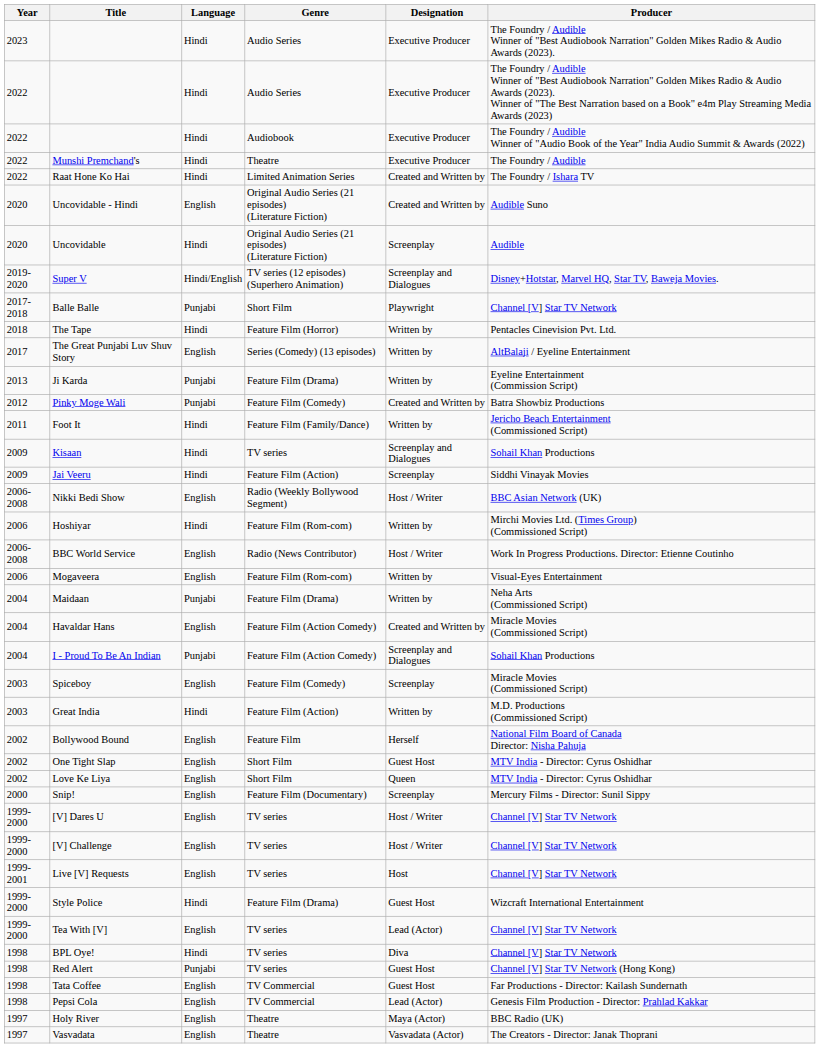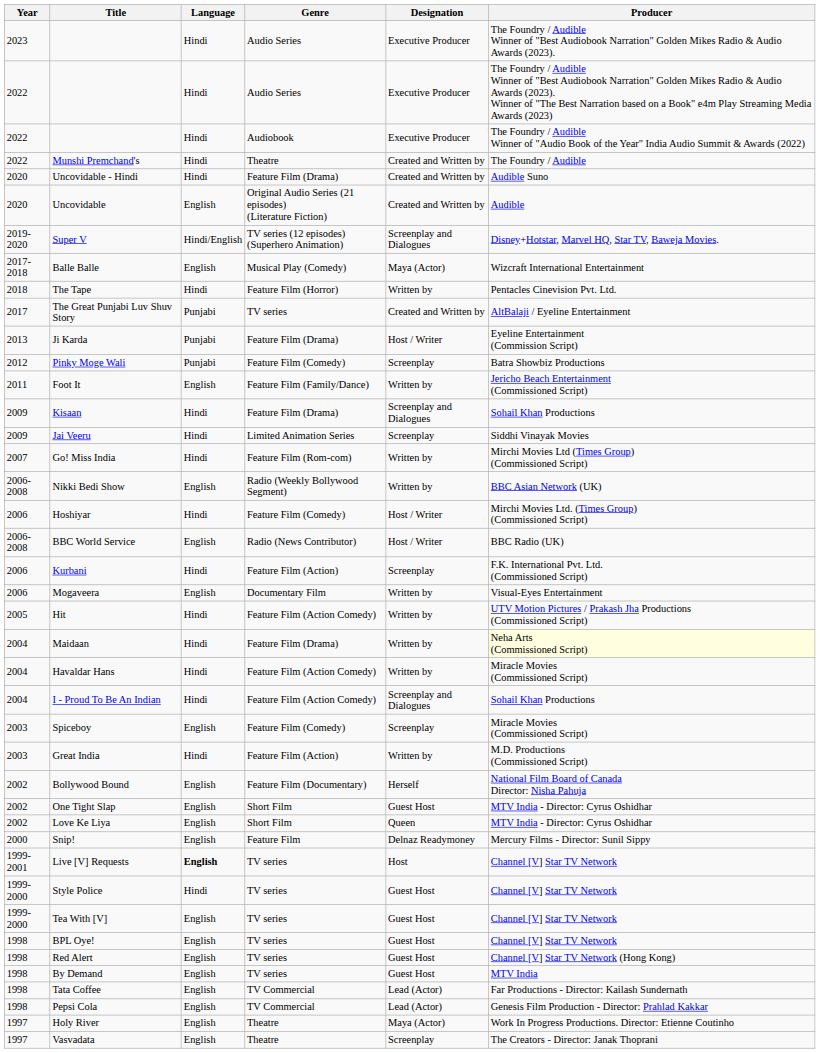(429, 160) Executive Producer -> (436, 160) Created and Written by
- row: (17, 177)
(200, 205) English -> (196, 177) Hindi
(301, 205) Original Audio Series (21 episodes) (Literature Fiction) -> (293, 177) Feature Film (Drama)
(196, 245) Hindi -> (200, 205) English
(411, 245) Screenplay -> (436, 205) Created and Written by
(200, 307) Punjabi -> (200, 267) English
(269, 307) Short Film -> (297, 267) Musical Play (Comedy)
(411, 307) Playwright -> (416, 267) Maya (Actor)
(554, 307) Channel [V] Star TV Network -> (567, 267) Wizcraft International Entertainment
(200, 352) English -> (200, 312) Punjabi
(311, 352) Series (Comedy) (13 episodes) -> (267, 312) TV series
(410, 352) Written by -> (436, 312) Created and Written by
(410, 380) Written by -> (415, 340) Host / Writer
(437, 402) Created and Written by -> (411, 362) Screenplay
(196, 425) Hindi -> (200, 385) English
(267, 453) TV series -> (293, 413) Feature Film (Drama)
(293, 475) Feature Film (Action) -> (301, 435) Limited Animation Series
+ row: (17, 457)
(415, 497) Host / Writer -> (410, 486) Written by
(299, 526) Feature Film (Rom-com) -> (296, 514) Feature Film (Comedy)
(410, 526) Written by -> (415, 514) Host / Writer
(612, 554) Work In Progress Productions. Director: Etienne Coutinho -> (527, 542) BBC Radio (UK)
+ row: (17, 570)
(299, 576) Feature Film (Rom-com) -> (286, 593) Documentary Film
+ row: (17, 615)
(200, 598) Punjabi -> (196, 643) Hindi
(539, 598) no background -> (539, 643) lightyellow background
(200, 627) English -> (196, 671) Hindi
(437, 627) Created and Written by -> (410, 671) Written by
(200, 655) Punjabi -> (196, 700) Hindi
(274, 739) Feature Film -> (307, 784) Feature Film (Documentary)
(307, 795) Feature Film (Documentary) -> (274, 839) Feature Film
(411, 795) Screenplay -> (432, 839) Delnaz Readymoney
- row: (19, 817)
- row: (19, 845)
(200, 873) normal -> (201, 862) bold
(293, 902) Feature Film (Drama) -> (267, 890) TV series
(567, 902) Wizcraft International Entertainment -> (554, 890) Channel [V] Star TV Network
(415, 930) Lead (Actor) -> (411, 918) Guest Host
(196, 952) Hindi -> (200, 941) English
(398, 952) Diva -> (411, 941) Guest Host
(200, 969) Punjabi -> (200, 957) English
+ row: (17, 974)
(411, 985) Guest Host -> (415, 990) Lead (Actor)
(527, 1018) BBC Radio (UK) -> (612, 1023) Work In Progress Productions. Director: Etienne Coutinho
(426, 1035) Vasvadata (Actor) -> (411, 1039) Screenplay
